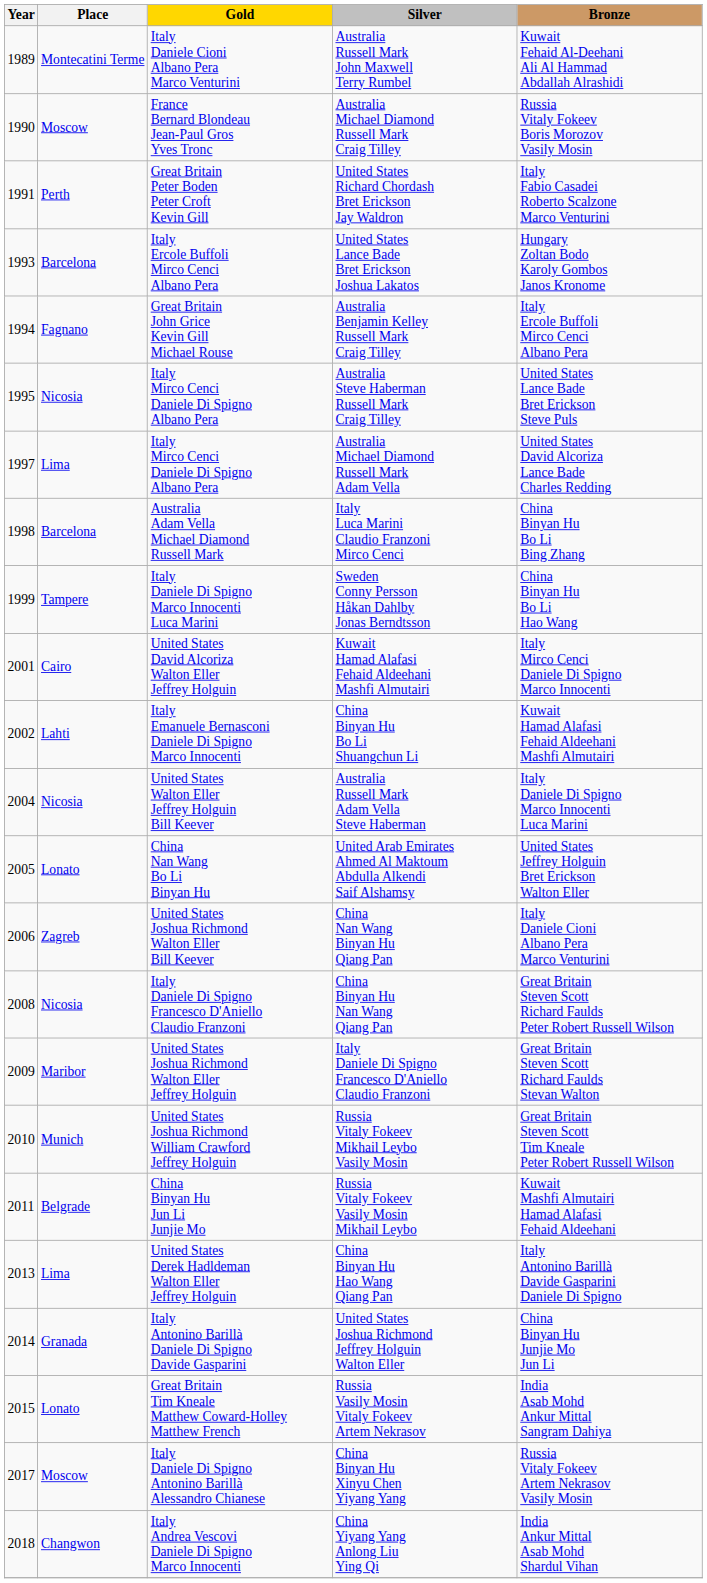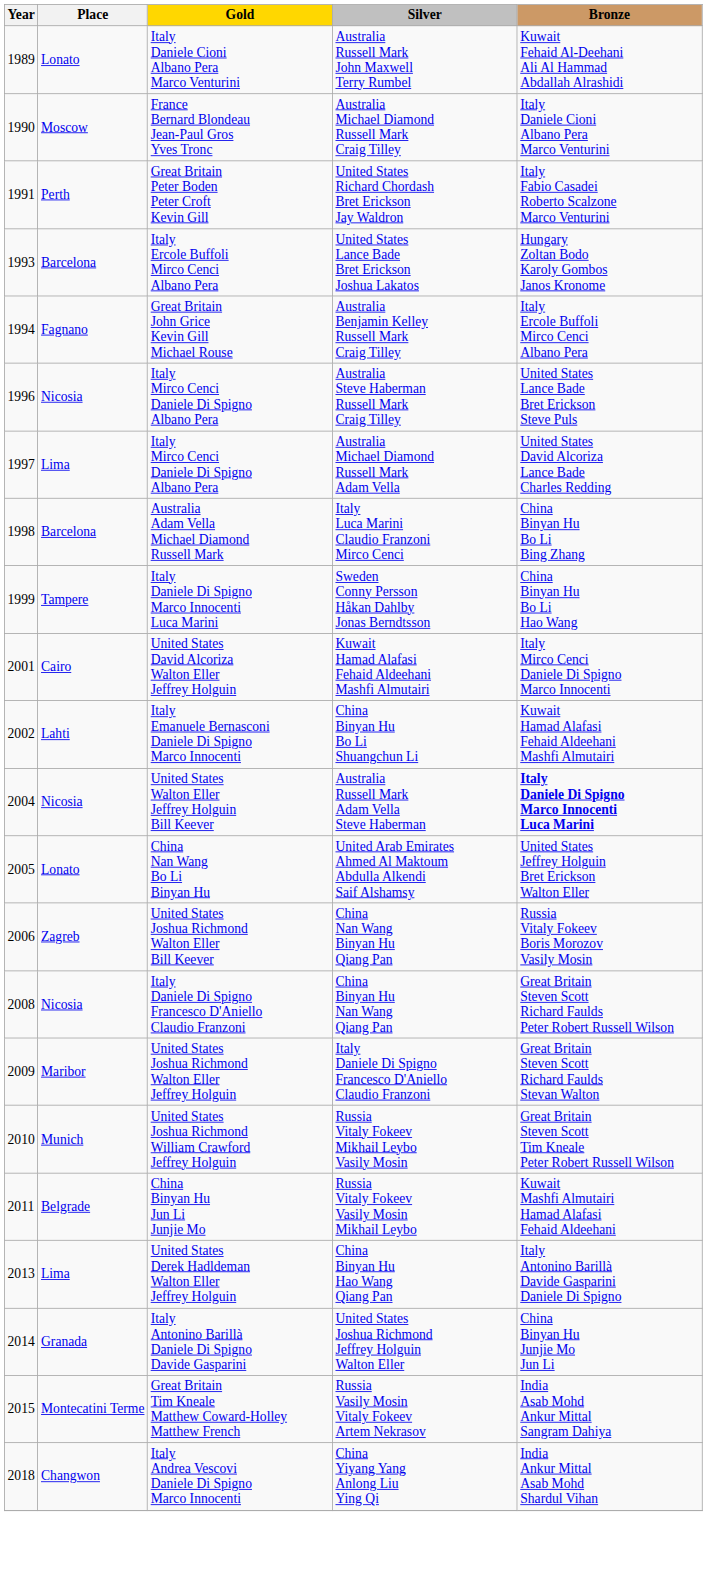(93, 59) Montecatini Terme -> (60, 59) Lonato
(562, 127) Russia Vitaly Fokeev Boris Morozov Vasily Mosin -> (565, 127) Italy Daniele Cioni Albano Pera Marco Venturini
(21, 397) 1995 -> (21, 397) 1996
(571, 801) normal -> (572, 801) bold
(565, 936) Italy Daniele Cioni Albano Pera Marco Venturini -> (562, 936) Russia Vitaly Fokeev Boris Morozov Vasily Mosin
(60, 1409) Lonato -> (93, 1409) Montecatini Terme
- row: (371, 1476)
